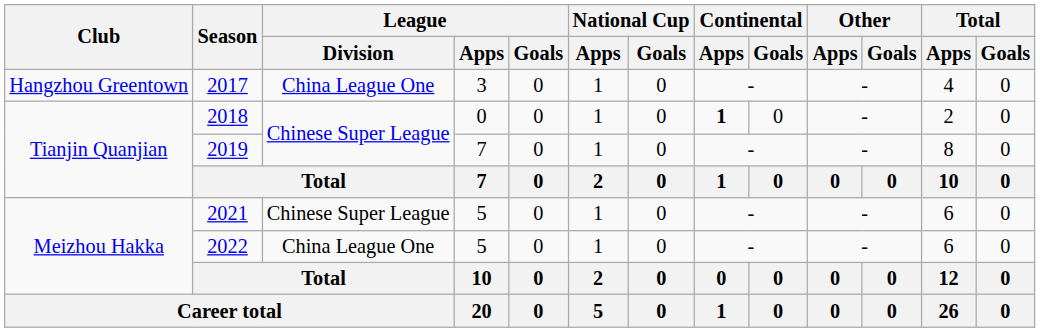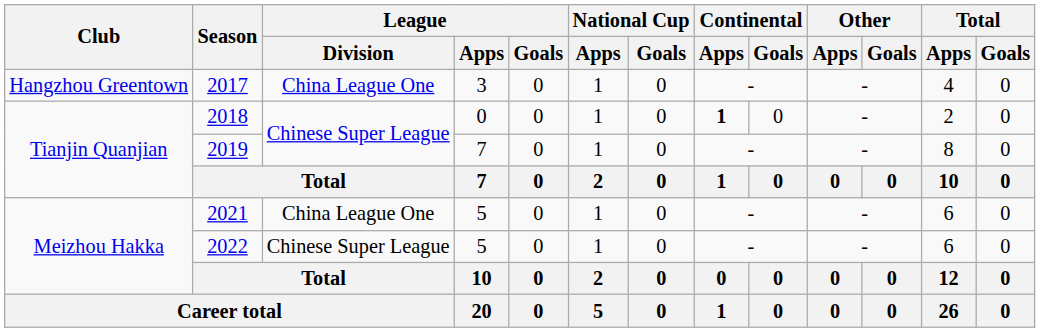(358, 213) Chinese Super League -> (358, 213) China League One
(358, 246) China League One -> (358, 246) Chinese Super League
